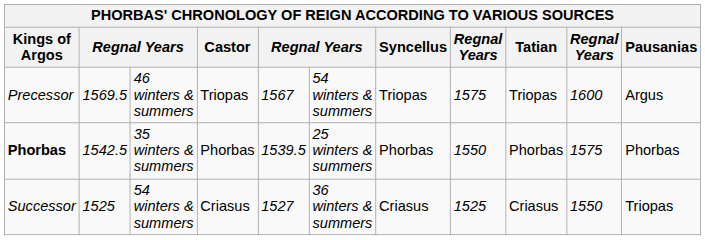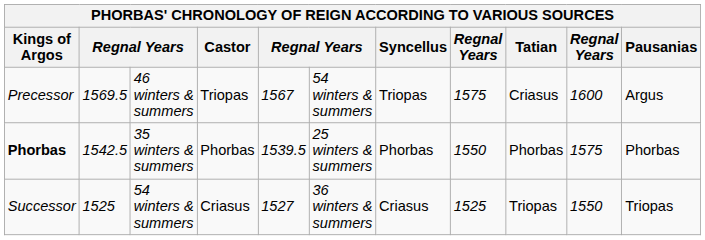(533, 94) Triopas -> (534, 94) Criasus
(534, 206) Criasus -> (533, 206) Triopas
